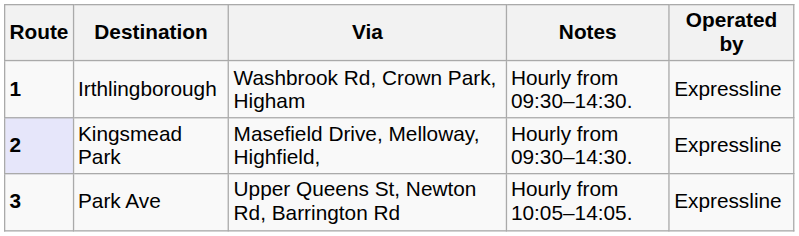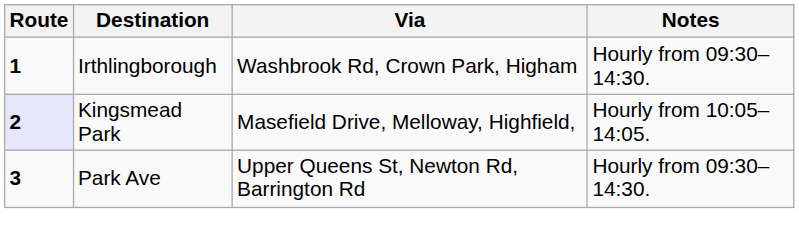- column: (732, 32)
(572, 145) Hourly from 09:30–14:30. -> (681, 122) Hourly from 10:05–14:05.
(572, 201) Hourly from 10:05–14:05. -> (681, 178) Hourly from 09:30–14:30.
